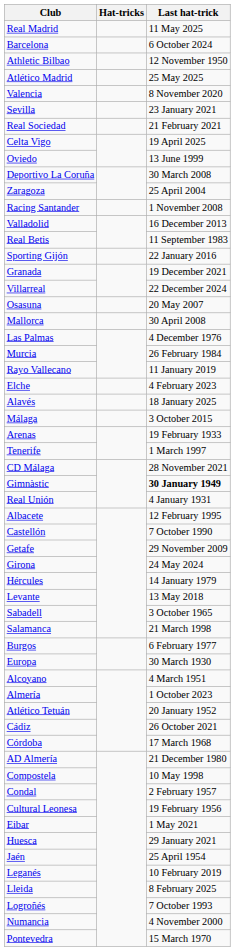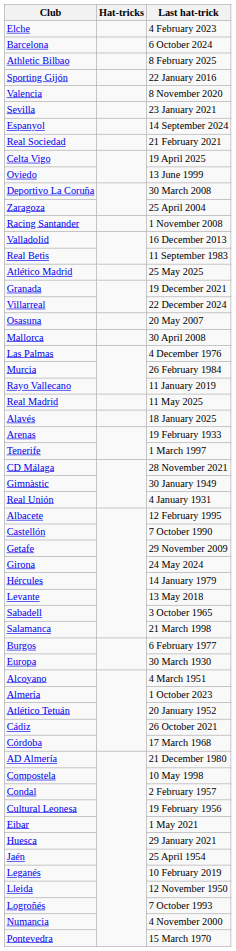rows swapped: (32, 28) <-> (18, 386)
(188, 61) 12 November 1950 -> (182, 61) 8 February 2025
rows swapped: (40, 77) <-> (37, 256)
+ row: (26, 126)
- row: (22, 418)
(185, 483) bold -> (182, 483) normal
(182, 889) 8 February 2025 -> (188, 889) 12 November 1950
